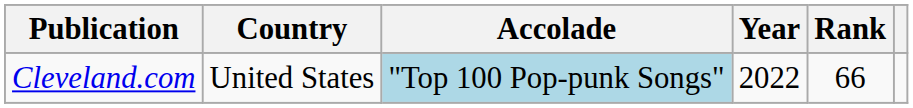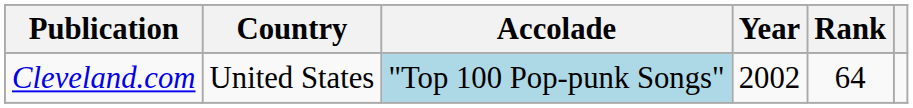(769, 77) 2022 -> (769, 77) 2002
(850, 77) 66 -> (850, 77) 64
